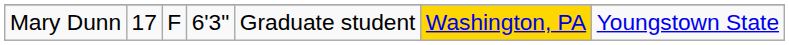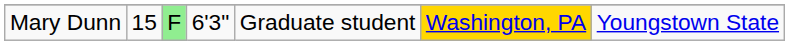(144, 22) 17 -> (144, 22) 15
(174, 22) no background -> (174, 22) lightgreen background
